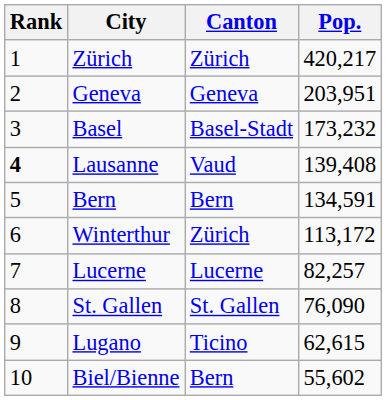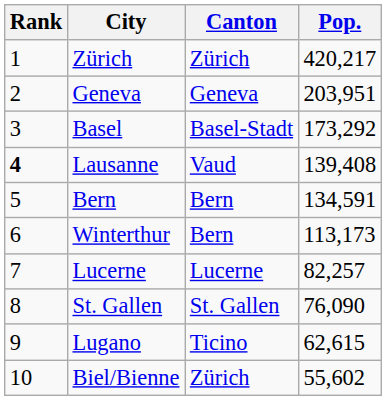(340, 128) 173,232 -> (340, 128) 173,292
(220, 235) Zürich -> (212, 235) Bern
(339, 235) 113,172 -> (339, 235) 113,173
(212, 377) Bern -> (220, 377) Zürich
